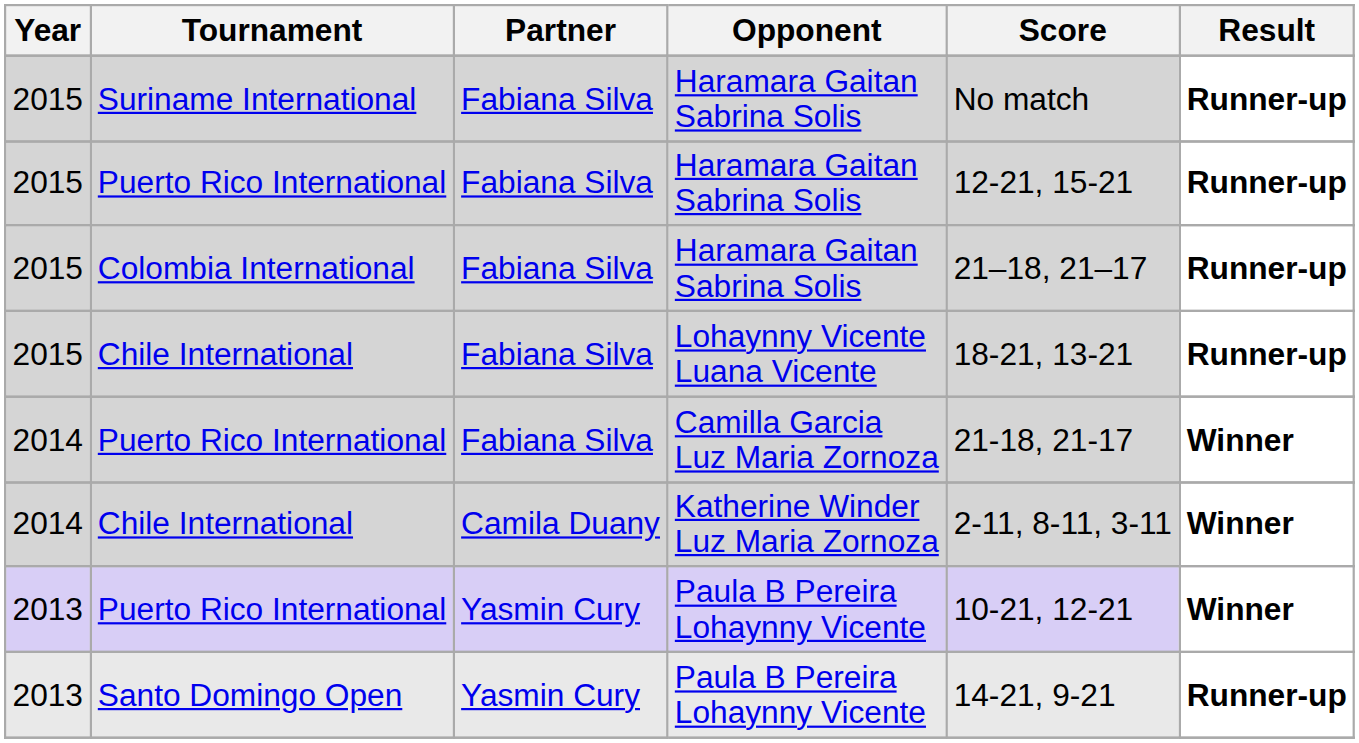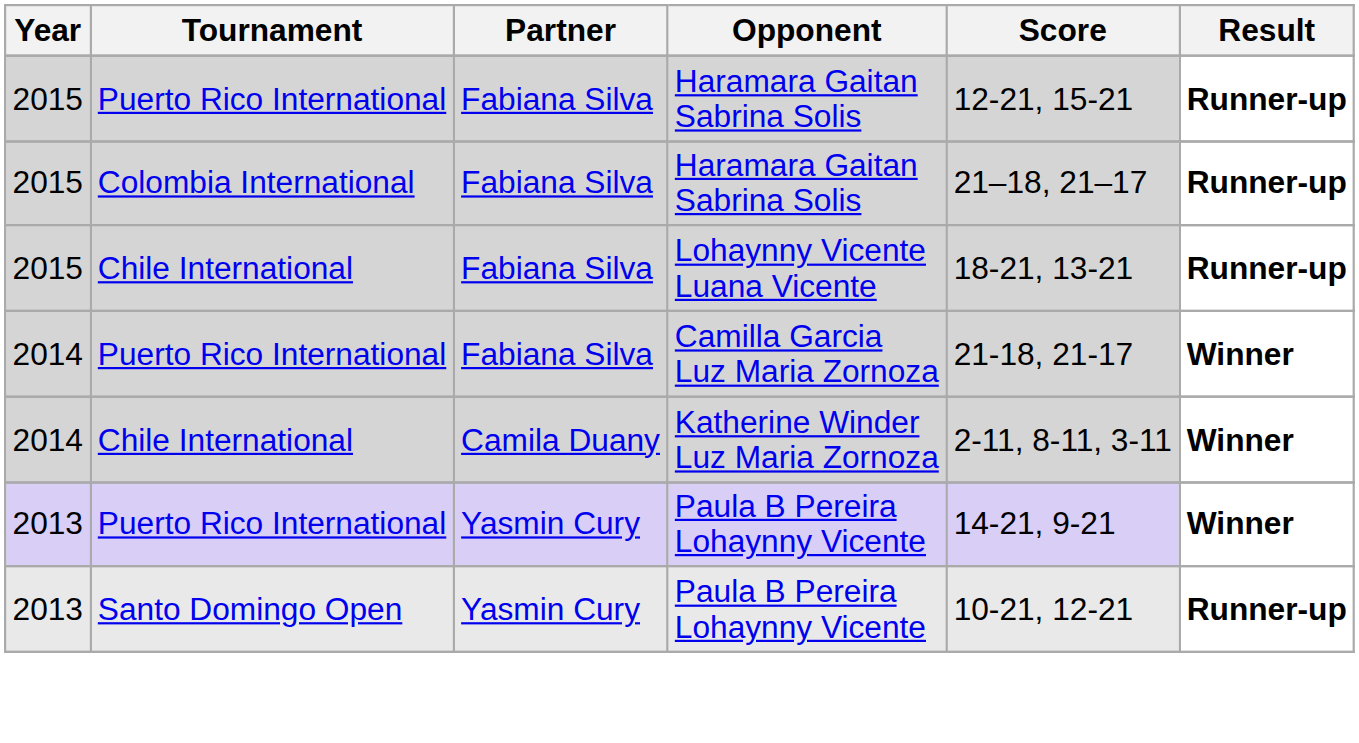- row: (257, 98)
(1043, 610) 10-21, 12-21 -> (1035, 524) 14-21, 9-21
(1035, 695) 14-21, 9-21 -> (1043, 610) 10-21, 12-21
